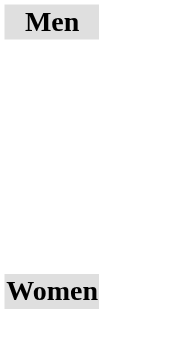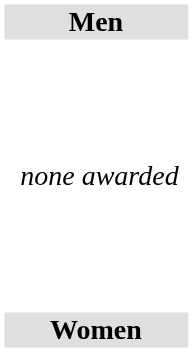+ row: (6, 176)
